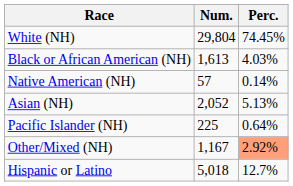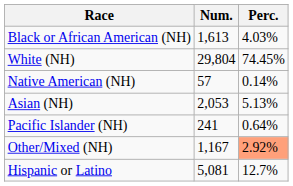rows swapped: (41, 37) <-> (99, 59)
(213, 103) 2,052 -> (213, 103) 2,053
(208, 125) 225 -> (208, 125) 241
(213, 170) 5,018 -> (213, 170) 5,081
